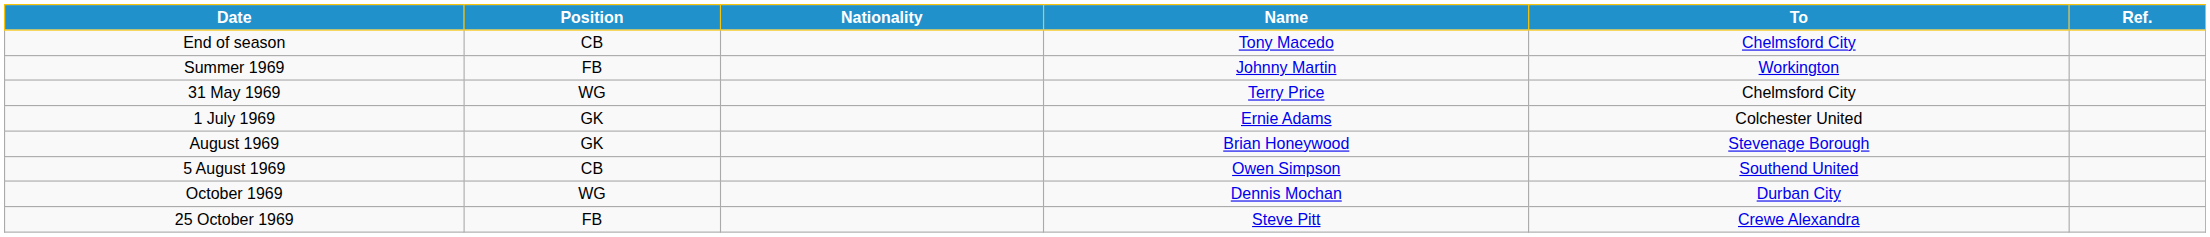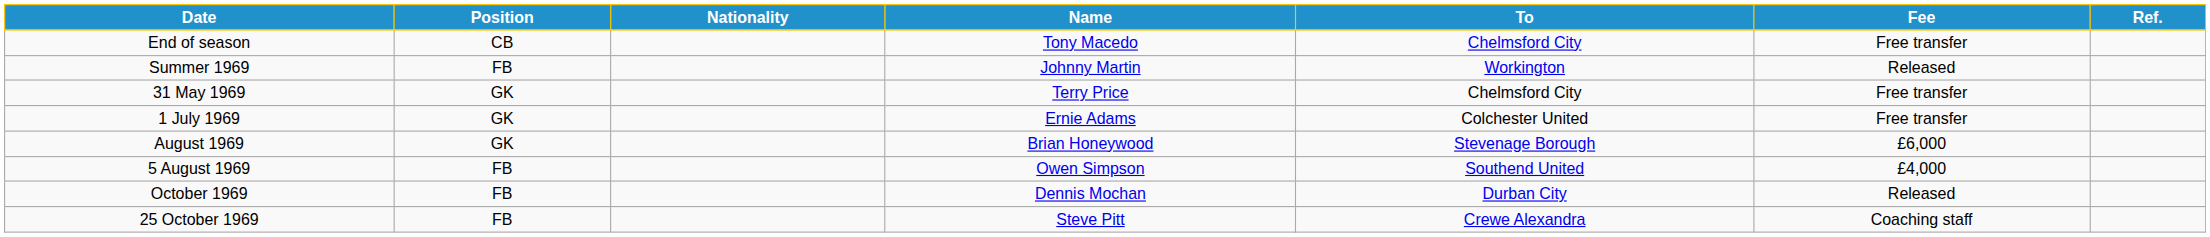+ column: (1922, 18)
(592, 93) WG -> (502, 93) GK
(592, 169) CB -> (502, 169) FB
(592, 194) WG -> (502, 194) FB
